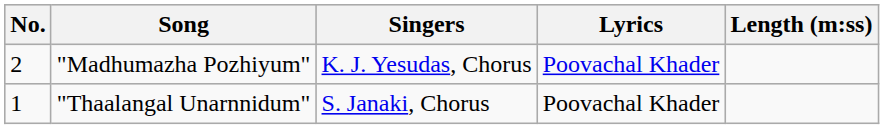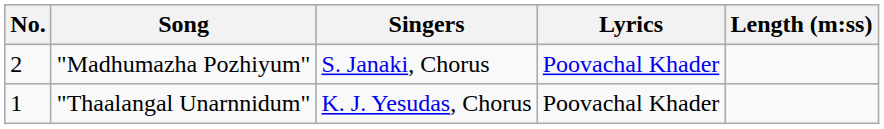(427, 64) K. J. Yesudas, Chorus -> (406, 64) S. Janaki, Chorus
(406, 103) S. Janaki, Chorus -> (427, 103) K. J. Yesudas, Chorus
